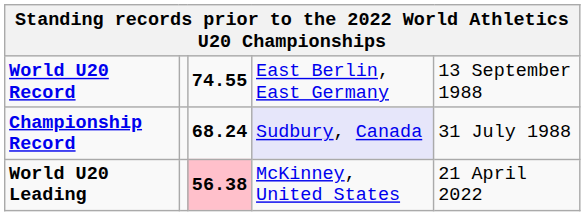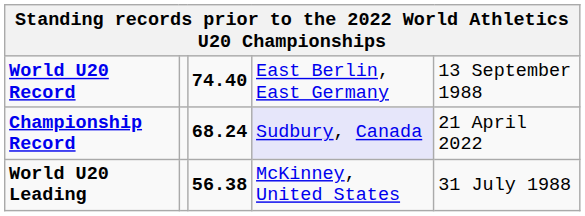(220, 82) 74.55 -> (220, 82) 74.40
(505, 133) 31 July 1988 -> (483, 133) 21 April 2022
(220, 185) pink background -> (220, 185) no background
(483, 185) 21 April 2022 -> (505, 185) 31 July 1988
